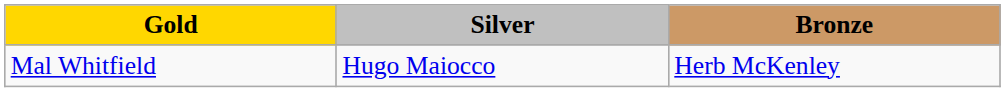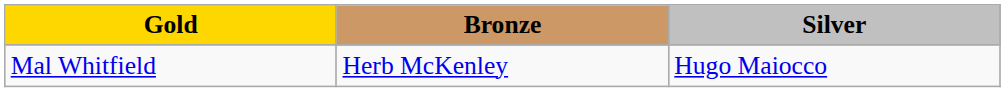columns swapped: (502, 24) <-> (834, 24)
